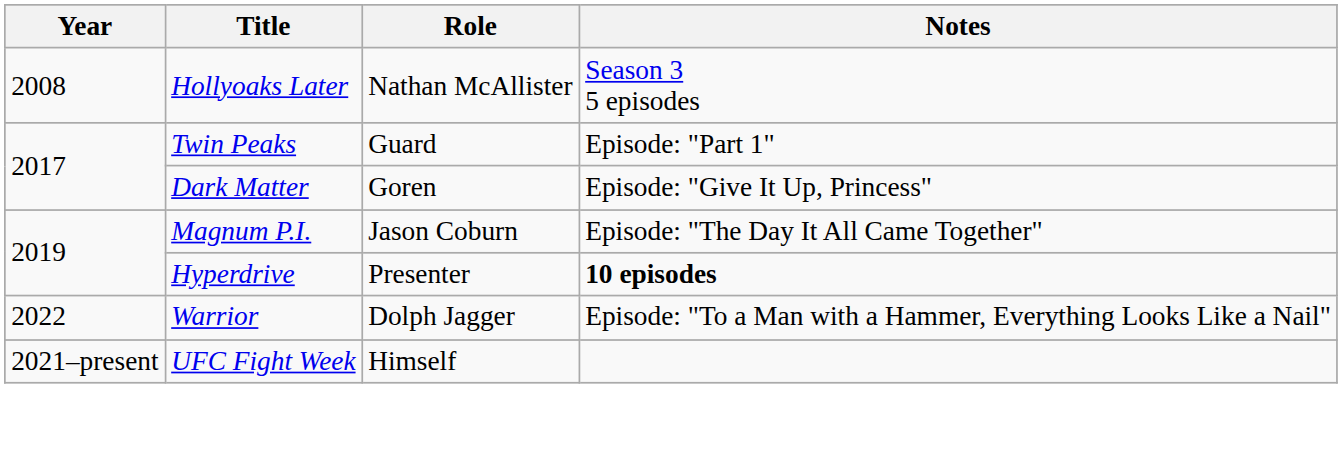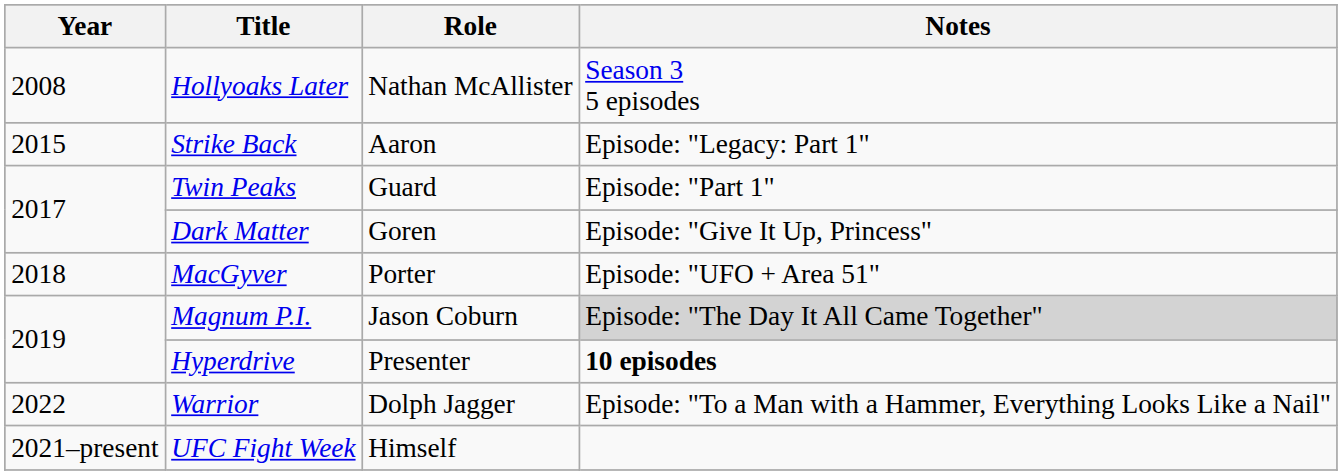+ row: (234, 143)
+ row: (229, 273)
(814, 230) no background -> (814, 317) lightgrey background
